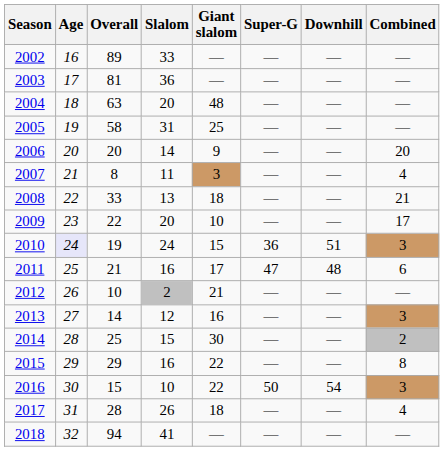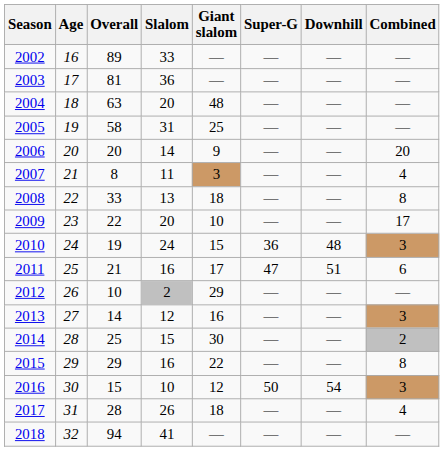(403, 198) 21 -> (403, 198) 8
(71, 245) lavender background -> (71, 245) no background
(334, 245) 51 -> (334, 245) 48
(334, 269) 48 -> (334, 269) 51
(216, 292) 21 -> (216, 292) 29
(216, 387) 22 -> (216, 387) 12
